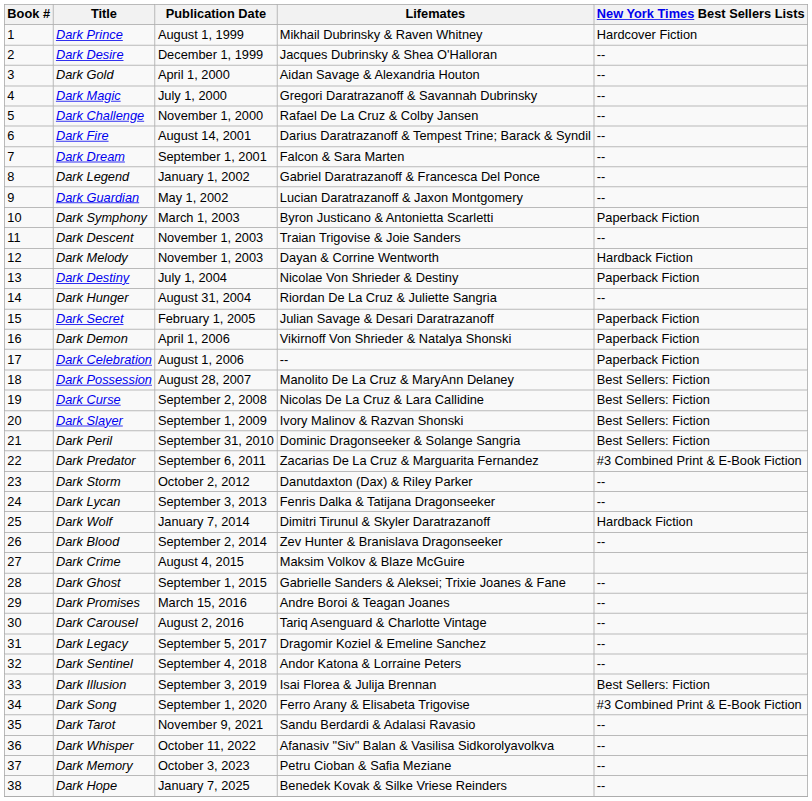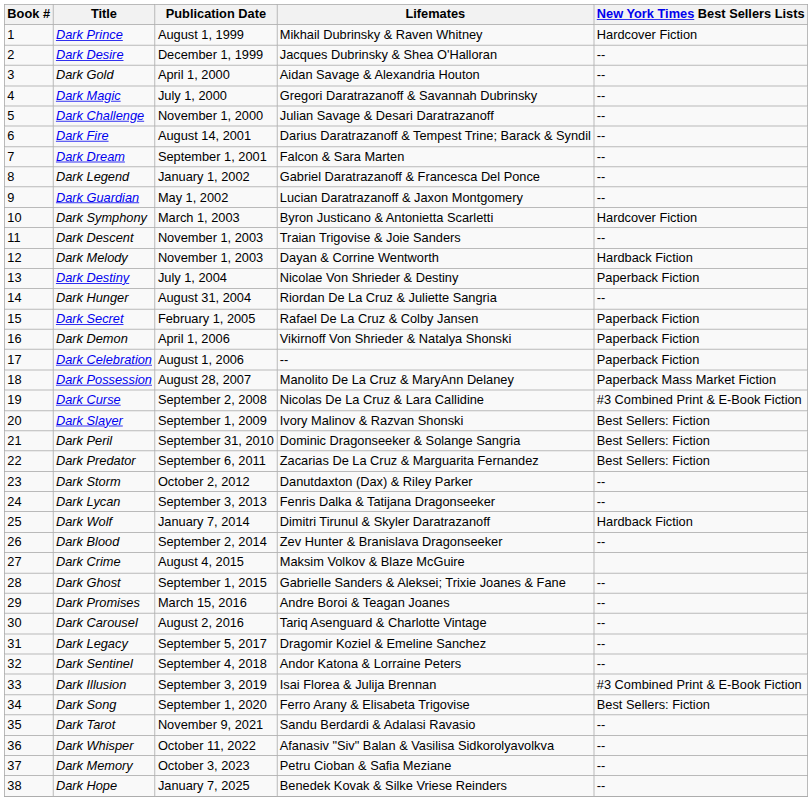(379, 116) Rafael De La Cruz & Colby Jansen -> (387, 116) Julian Savage & Desari Daratrazanoff
(648, 217) Paperback Fiction -> (647, 217) Hardcover Fiction
(387, 319) Julian Savage & Desari Daratrazanoff -> (379, 319) Rafael De La Cruz & Colby Jansen
(653, 380) Best Sellers: Fiction -> (686, 380) Paperback Mass Market Fiction
(653, 400) Best Sellers: Fiction -> (699, 400) #3 Combined Print & E-Book Fiction
(699, 461) #3 Combined Print & E-Book Fiction -> (653, 461) Best Sellers: Fiction
(653, 684) Best Sellers: Fiction -> (699, 684) #3 Combined Print & E-Book Fiction
(699, 704) #3 Combined Print & E-Book Fiction -> (653, 704) Best Sellers: Fiction
